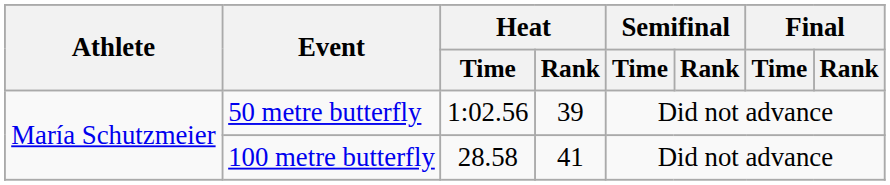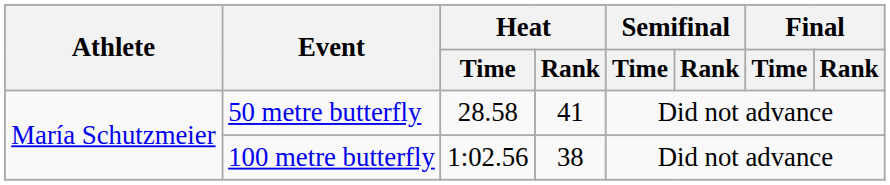(488, 112) 1:02.56 -> (488, 112) 28.58
(570, 112) 39 -> (570, 112) 41
(488, 157) 28.58 -> (488, 157) 1:02.56
(570, 157) 41 -> (570, 157) 38
